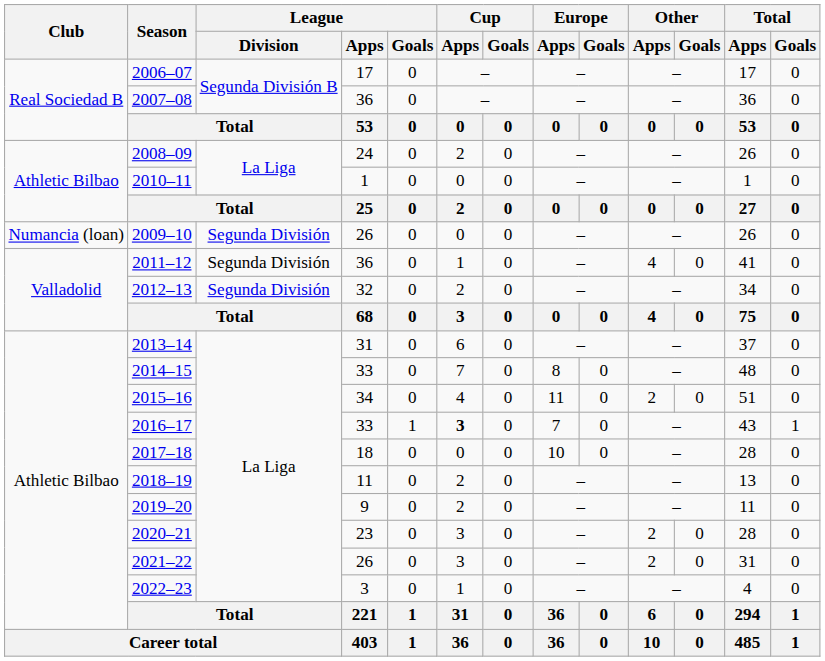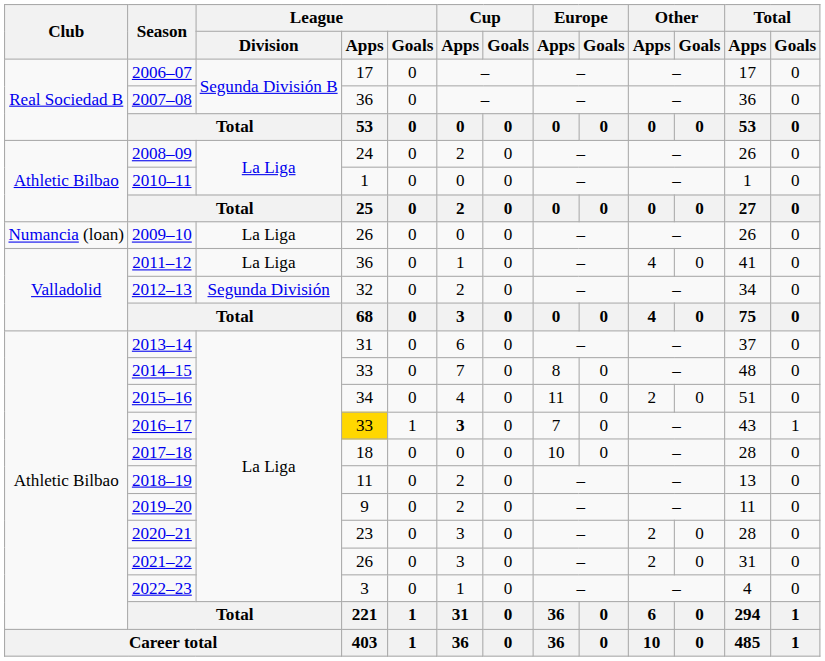(269, 235) Segunda División -> (269, 235) La Liga
(269, 262) Segunda División -> (269, 262) La Liga
(365, 425) no background -> (365, 425) gold background
